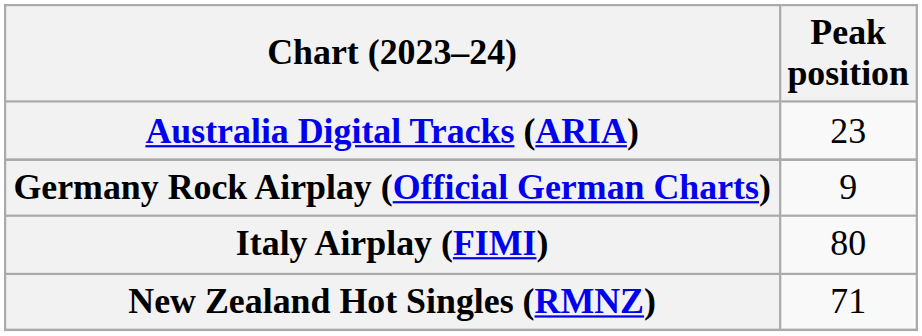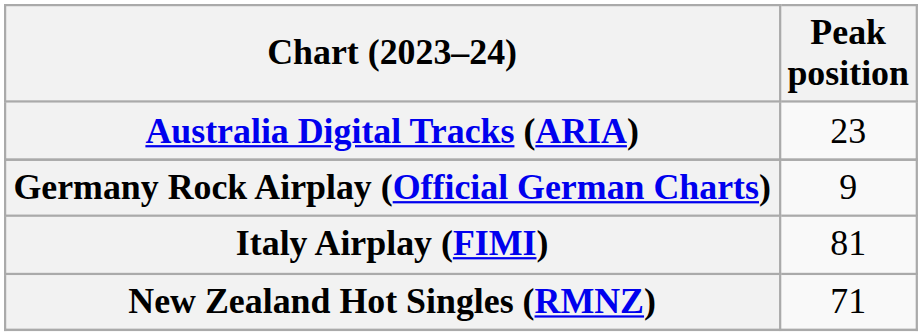(848, 243) 80 -> (848, 243) 81
